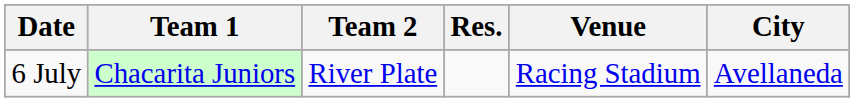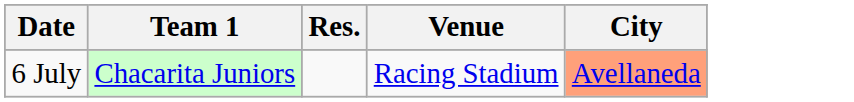- column: (373, 27)
(778, 73) no background -> (636, 73) lightsalmon background
